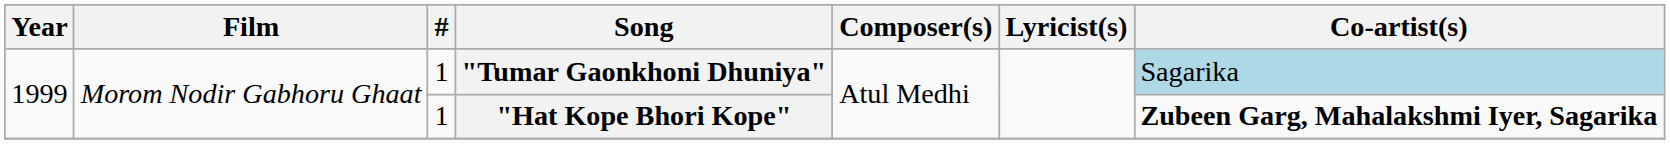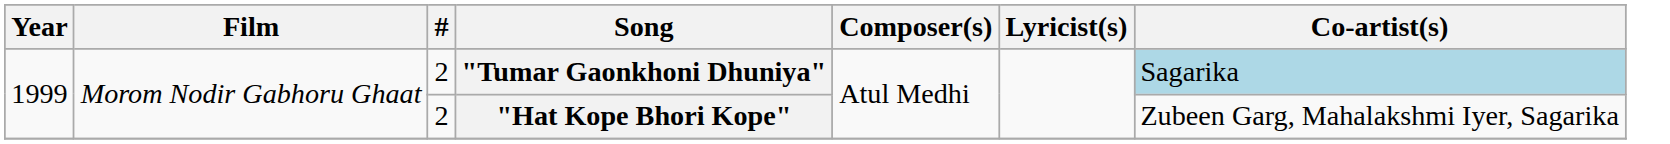(441, 71) 1 -> (441, 71) 2
(441, 116) 1 -> (441, 116) 2
(1399, 116) bold -> (1380, 116) normal
